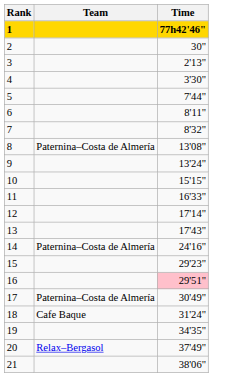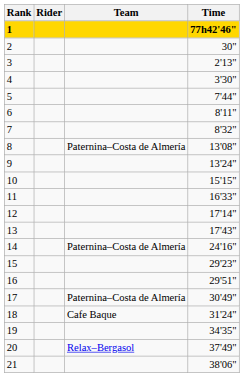+ column: (49, 12)
(192, 280) pink background -> (223, 280) no background
